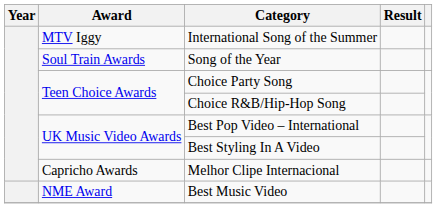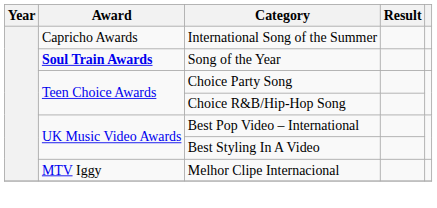(72, 37) MTV Iggy -> (90, 37) Capricho Awards
(93, 59) normal -> (97, 59) bold
(90, 170) Capricho Awards -> (72, 170) MTV Iggy
- row: (238, 192)
